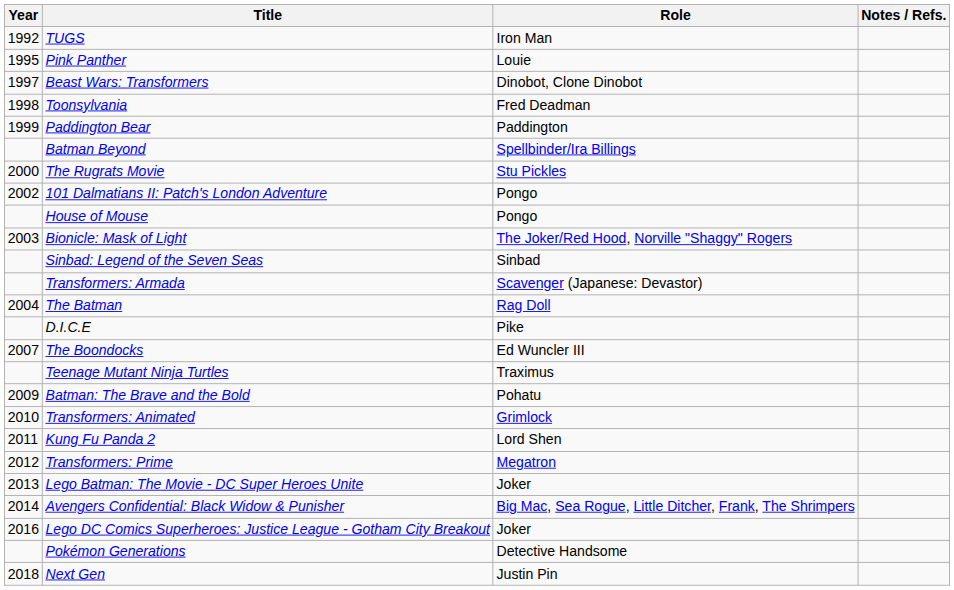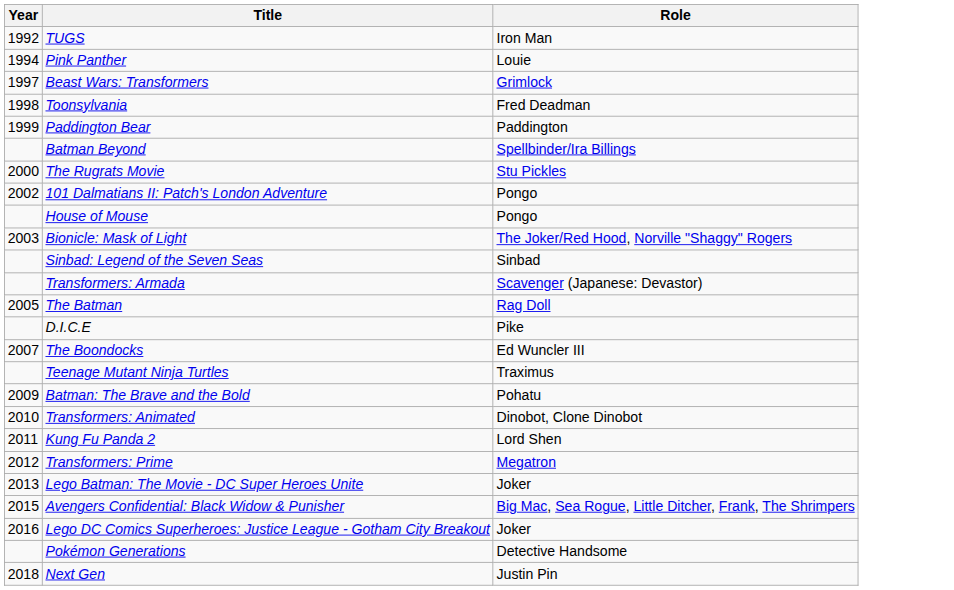- column: (904, 15)
(23, 60) 1995 -> (23, 60) 1994
(569, 82) Dinobot, Clone Dinobot -> (524, 82) Grimlock
(23, 305) 2004 -> (23, 305) 2005
(524, 417) Grimlock -> (569, 417) Dinobot, Clone Dinobot
(23, 506) 2014 -> (23, 506) 2015
